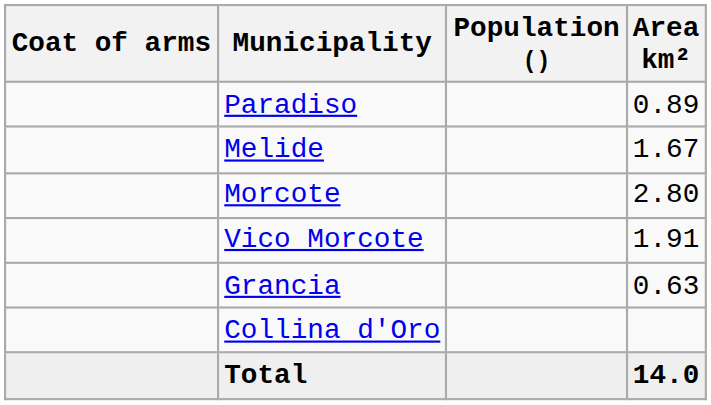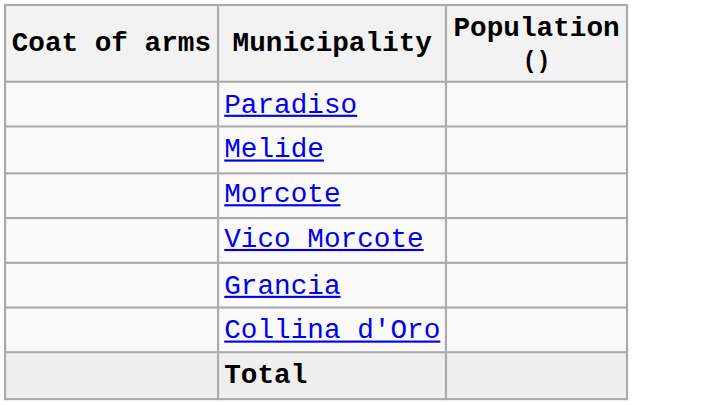- column: (666, 44)
